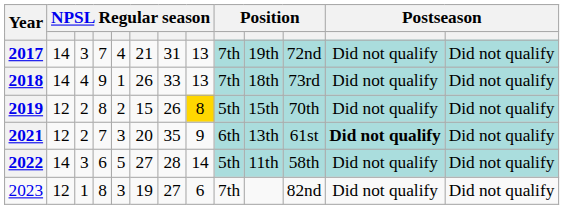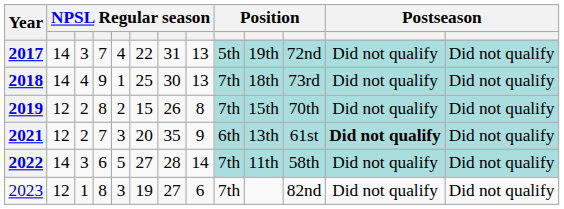(144, 53) 21 -> (144, 53) 22
(229, 53) 7th -> (229, 53) 5th
(144, 80) 26 -> (144, 80) 25
(172, 80) 33 -> (172, 80) 30
(200, 108) gold background -> (200, 108) no background
(229, 108) 5th -> (229, 108) 7th
(229, 163) 5th -> (229, 163) 7th
